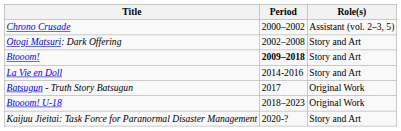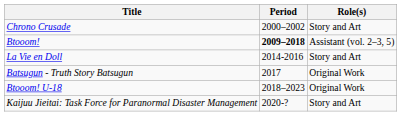(352, 27) Assistant (vol. 2–3, 5) -> (335, 27) Story and Art
- row: (64, 42)
(335, 57) Story and Art -> (352, 42) Assistant (vol. 2–3, 5)
